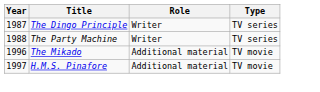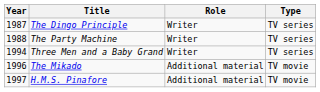+ row: (97, 53)
